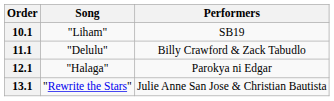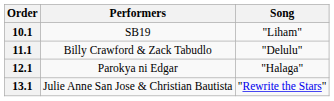columns swapped: (232, 13) <-> (87, 13)
